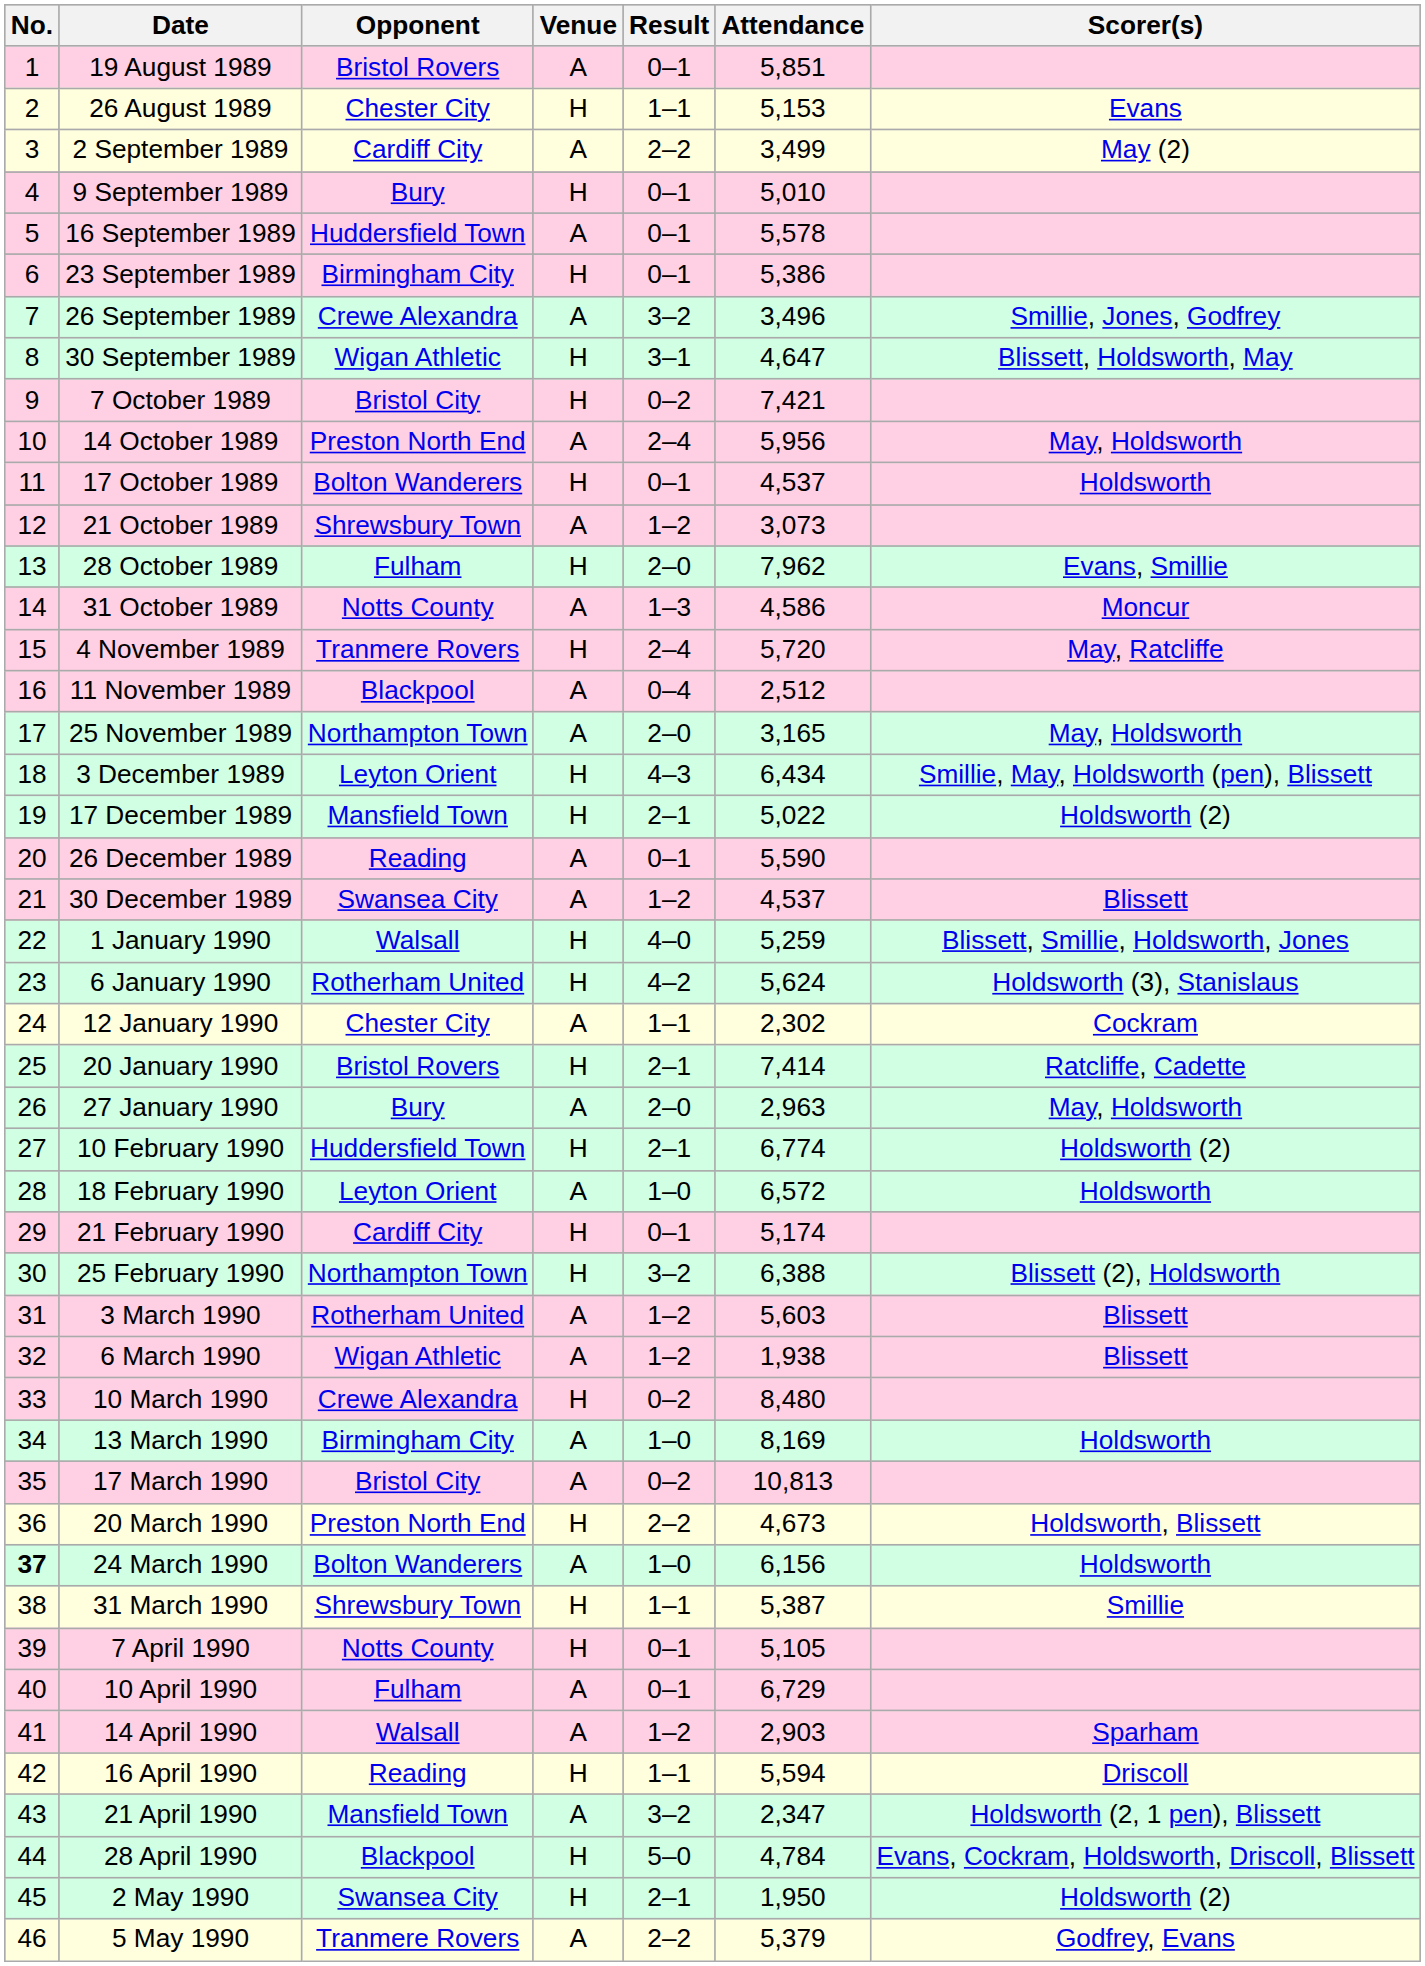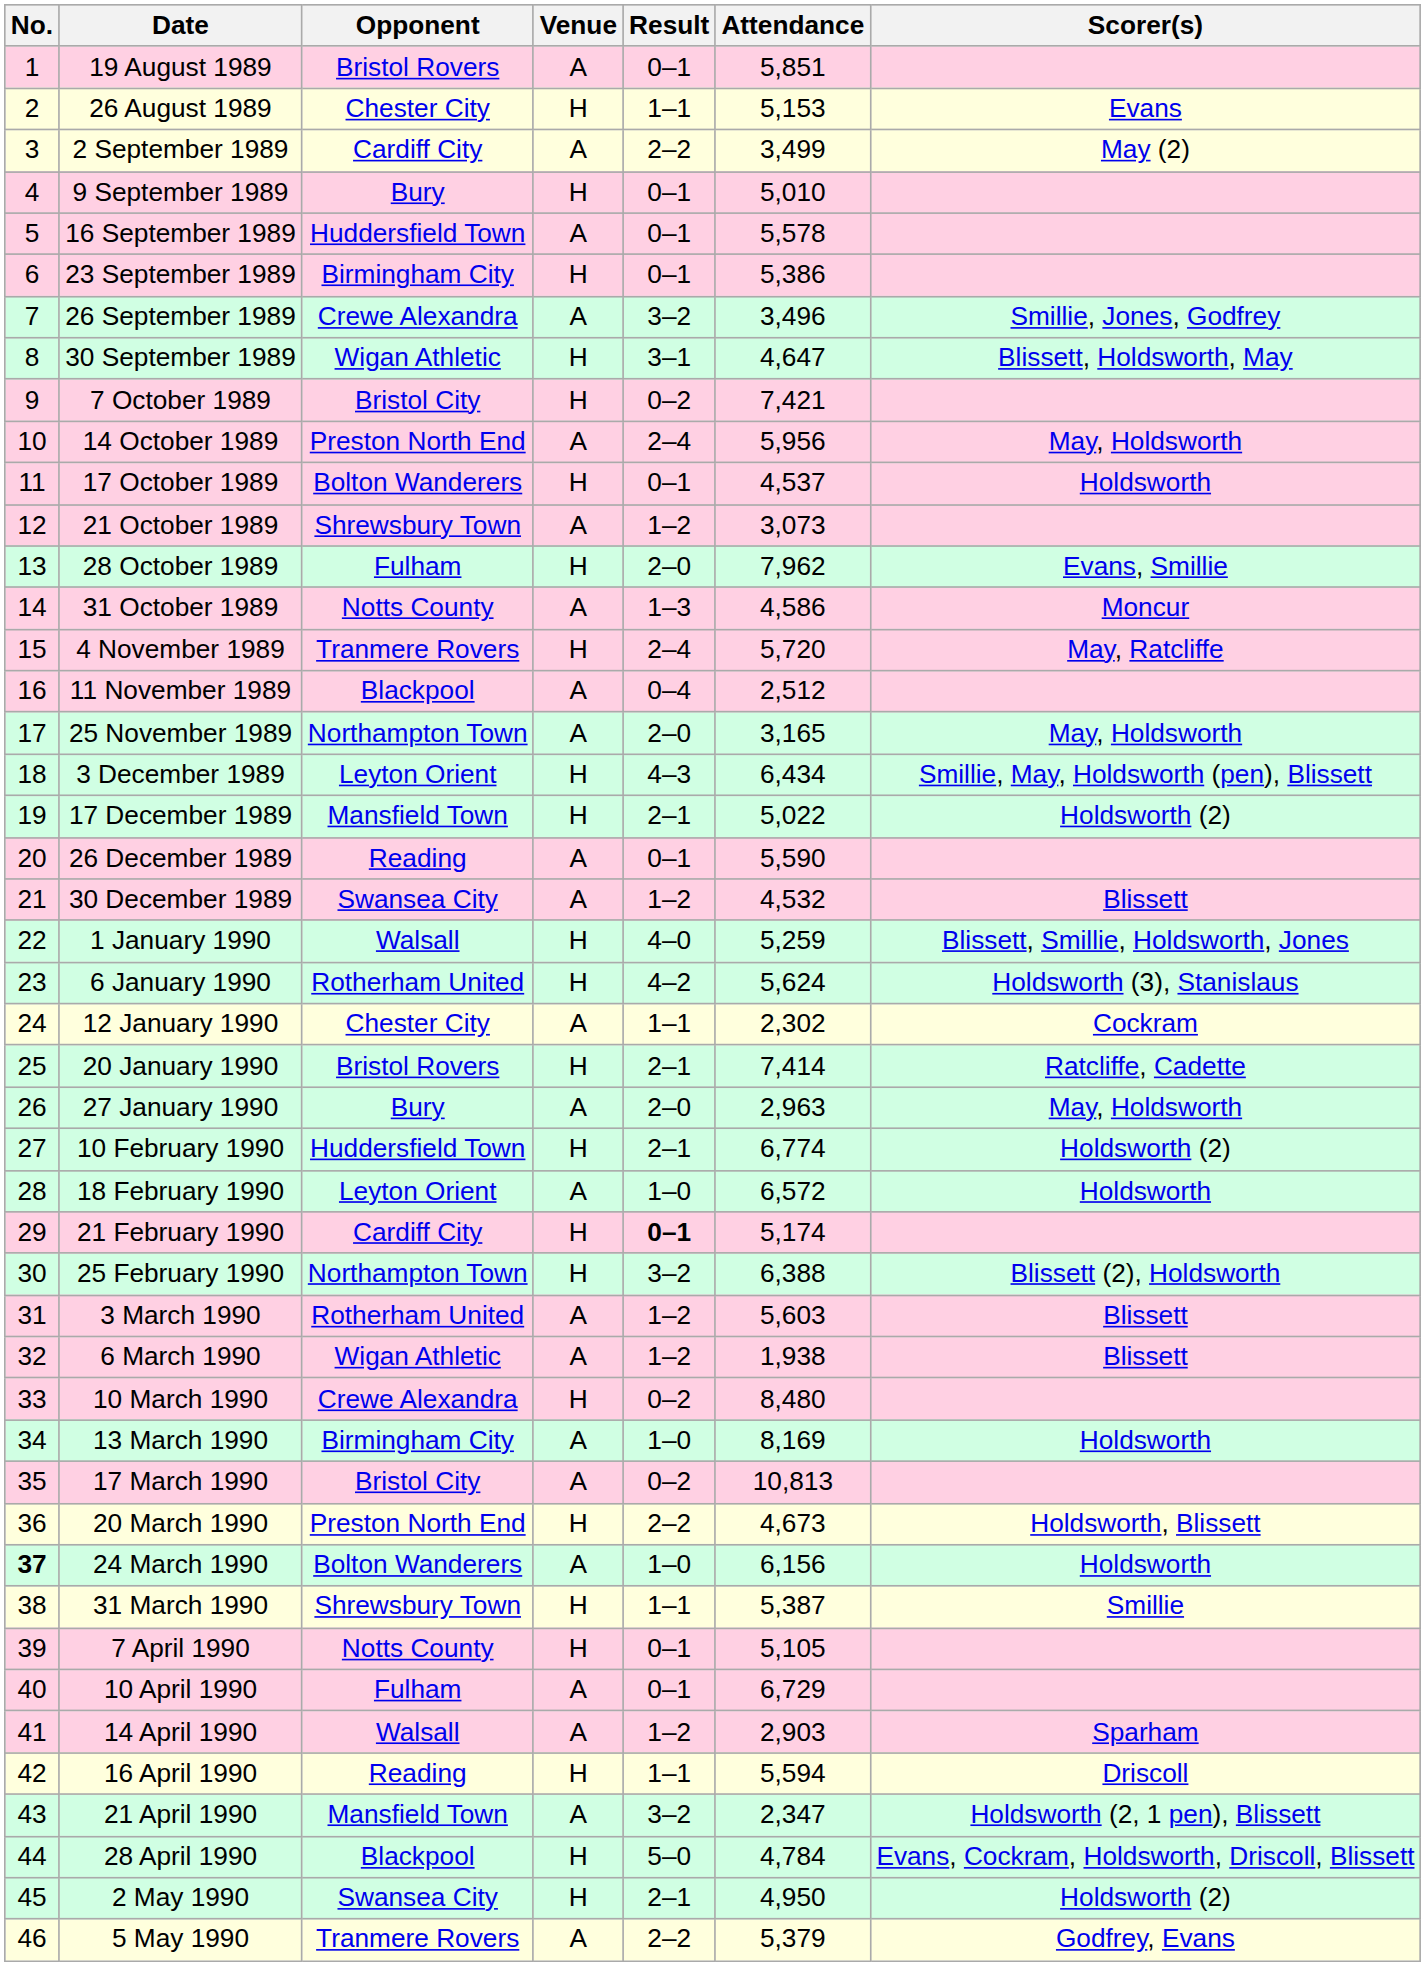(793, 899) 4,537 -> (793, 899) 4,532
(669, 1232) normal -> (669, 1232) bold
(793, 1897) 1,950 -> (793, 1897) 4,950
